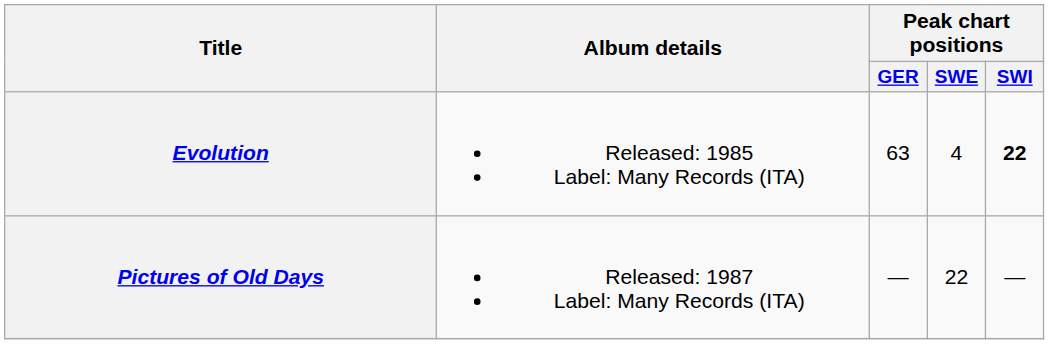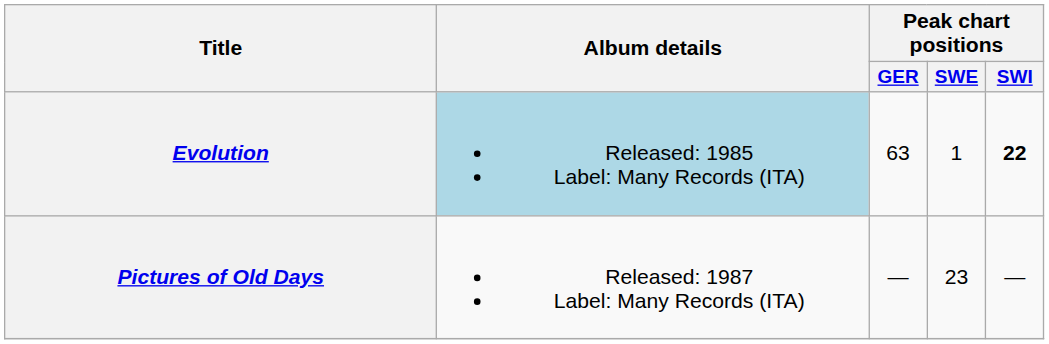(653, 165) no background -> (653, 165) lightblue background
(956, 153) 4 -> (956, 153) 1
(956, 276) 22 -> (956, 276) 23
